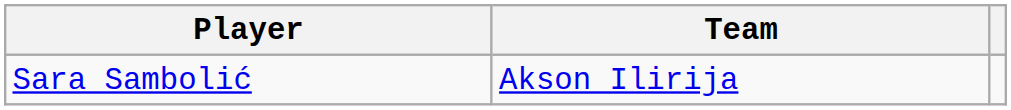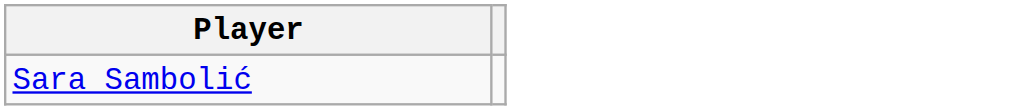- column: (741, 30)
